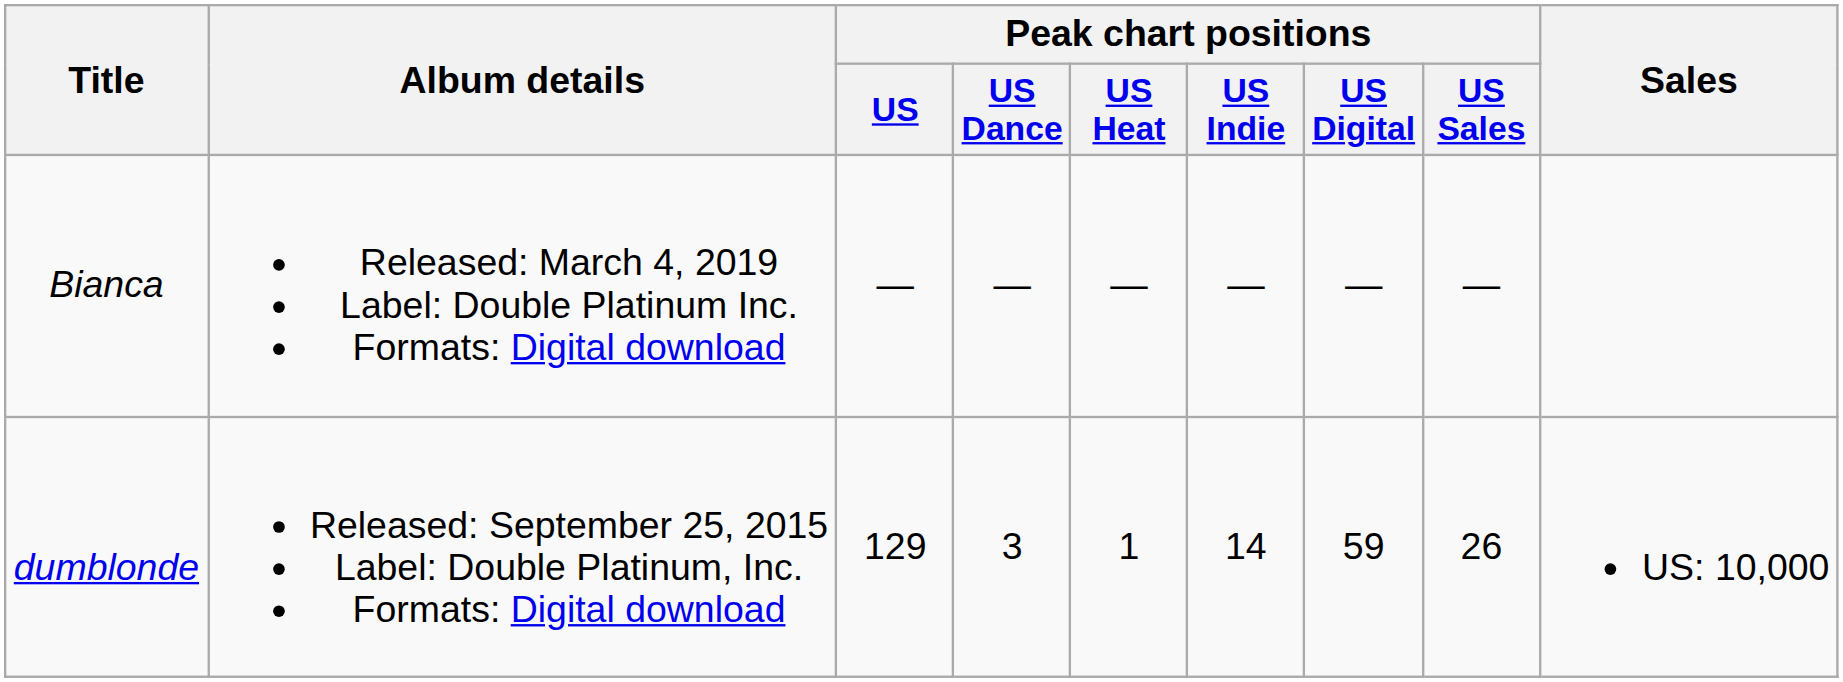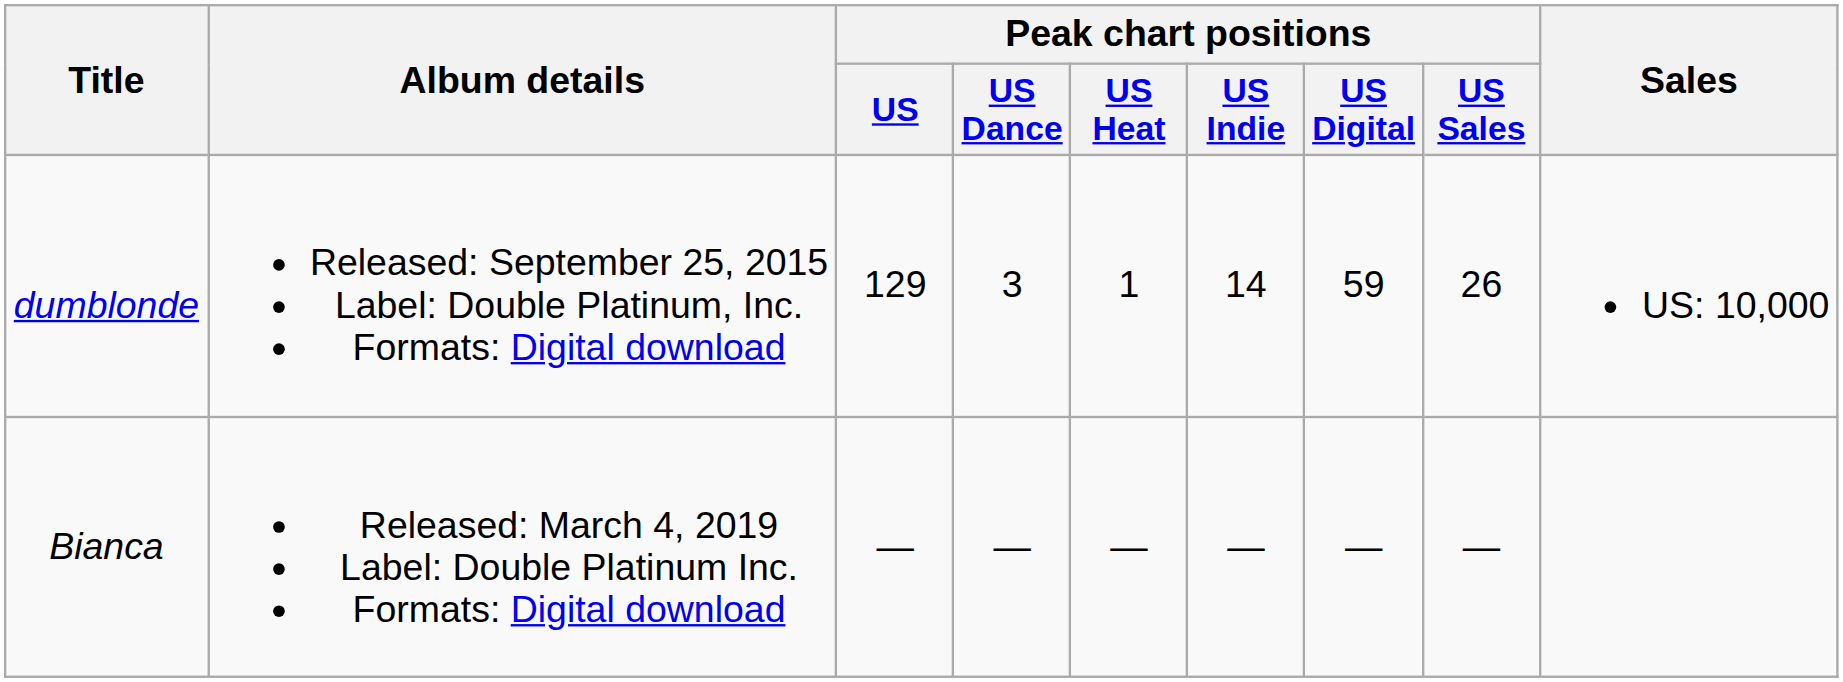rows swapped: (106, 566) <-> (106, 284)
